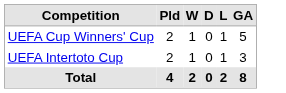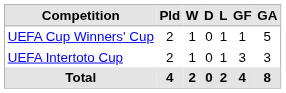+ column: (242, 15)
